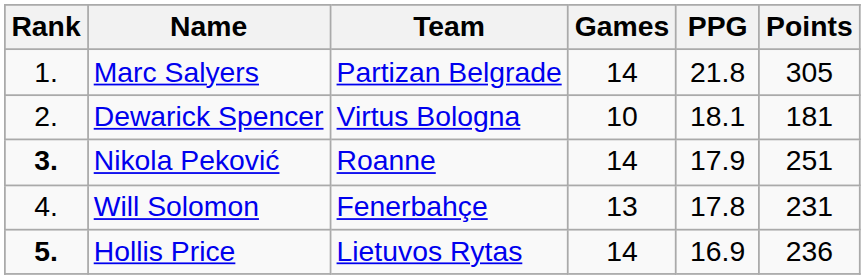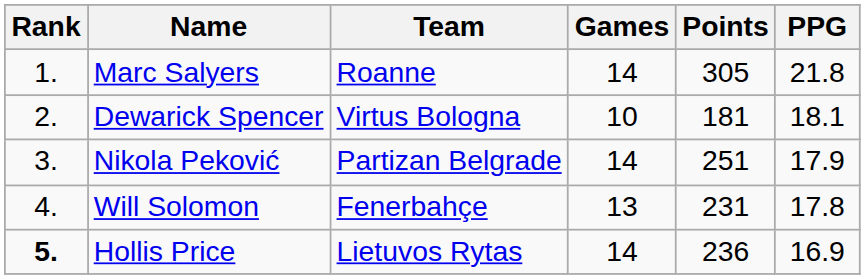columns swapped: (809, 26) <-> (718, 26)
(449, 71) Partizan Belgrade -> (386, 71) Roanne
(46, 161) bold -> (46, 161) normal
(386, 161) Roanne -> (449, 161) Partizan Belgrade
